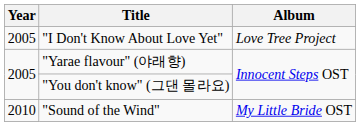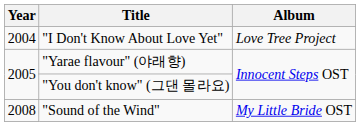(22, 37) 2005 -> (22, 37) 2004
(22, 110) 2010 -> (22, 110) 2008
